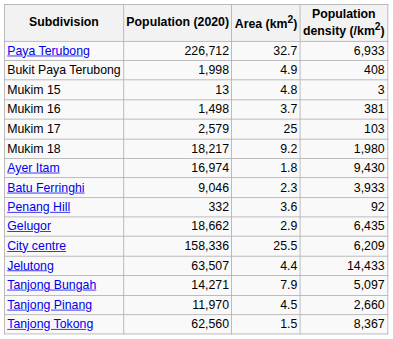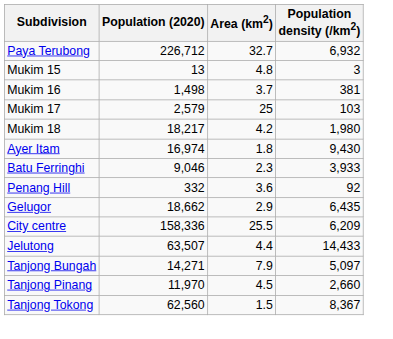(369, 51) 6,933 -> (345, 51) 6,932
- row: (64, 70)
(289, 148) 9.2 -> (264, 129) 4.2
